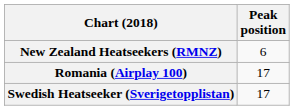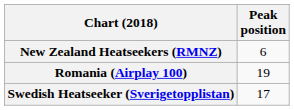(263, 72) 17 -> (263, 72) 19
